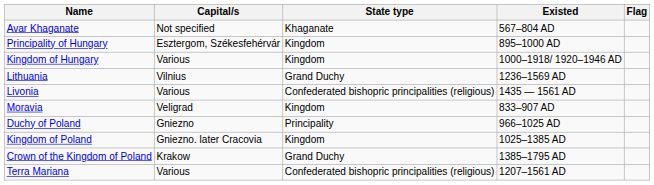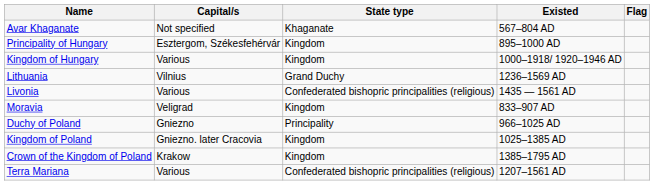(315, 156) Grand Duchy -> (305, 156) Kingdom
